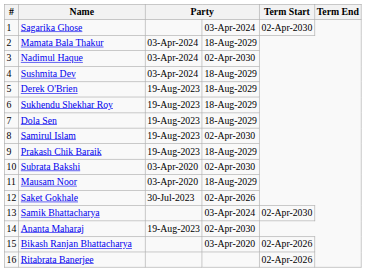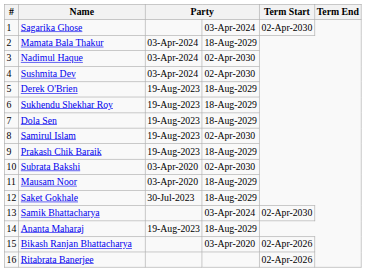(231, 74) 18-Aug-2029 -> (230, 74) 02-Apr-2030
(230, 197) 02-Apr-2026 -> (231, 197) 18-Aug-2029
(230, 228) 02-Apr-2030 -> (231, 228) 18-Aug-2029
